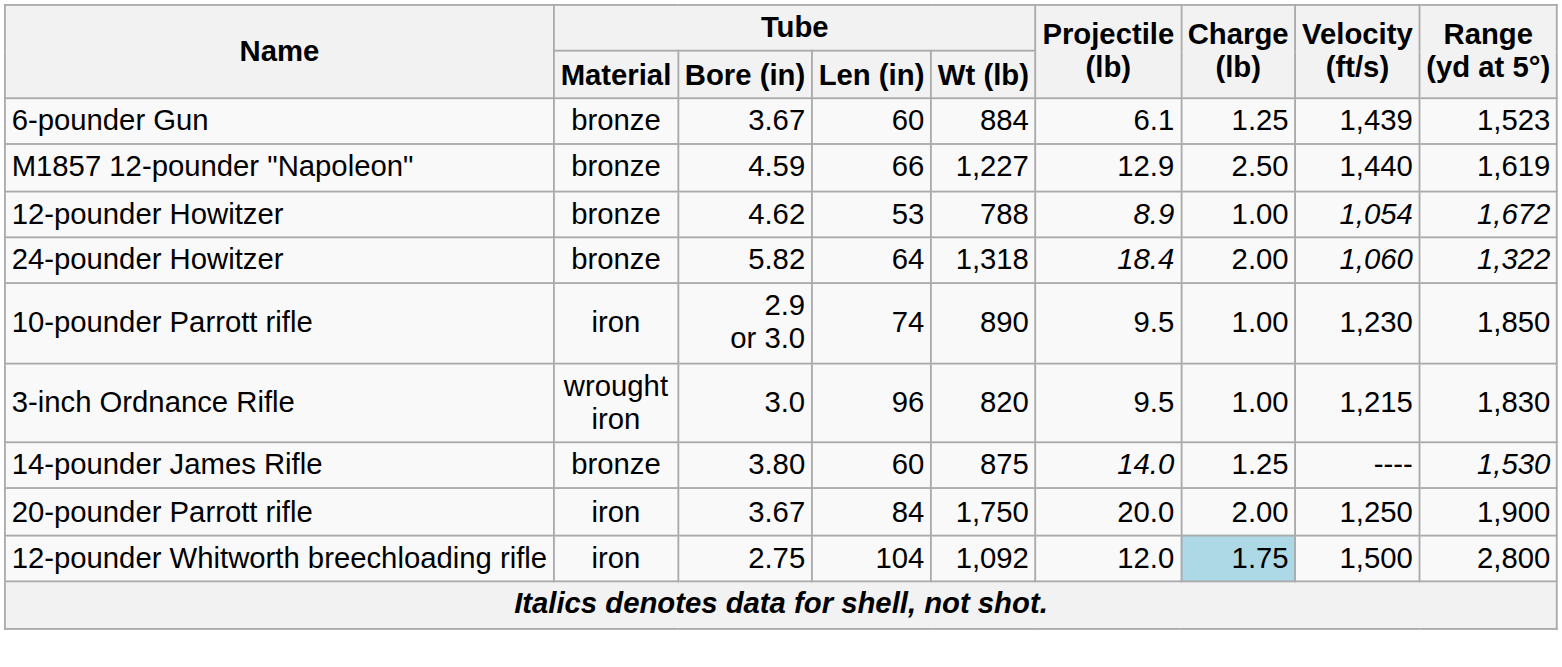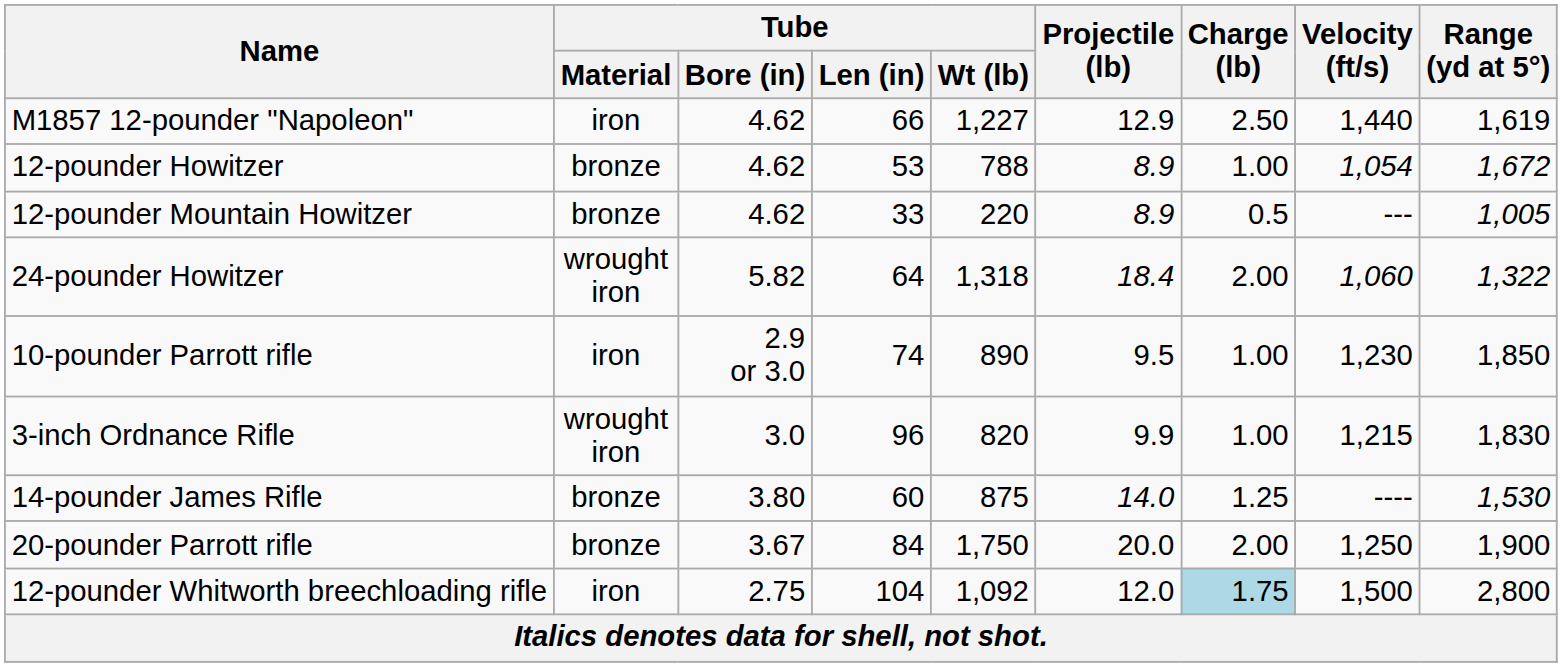- row: (110, 120)
(616, 167) bronze -> (616, 120) iron
(777, 167) 4.59 -> (777, 120) 4.62
+ row: (212, 213)
(616, 259) bronze -> (616, 276) wrought iron
(1154, 402) 9.5 -> (1154, 435) 9.9
(616, 511) iron -> (616, 544) bronze
